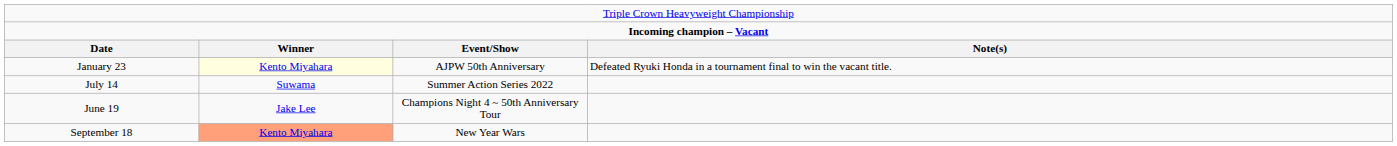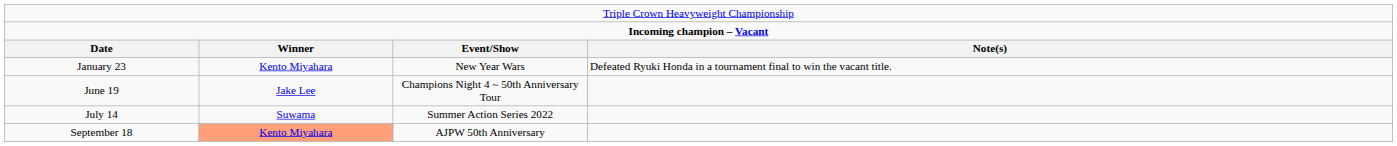(296, 66) lightyellow background -> (296, 66) no background
(490, 66) AJPW 50th Anniversary -> (490, 66) New Year Wars
rows swapped: (102, 108) <-> (102, 84)
(490, 132) New Year Wars -> (490, 132) AJPW 50th Anniversary
